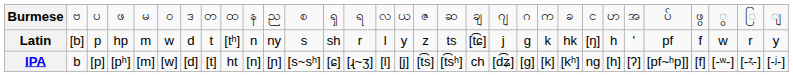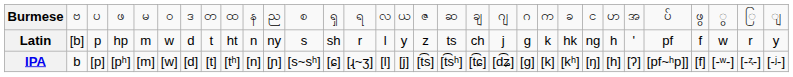(232, 40) [tʰ] -> (232, 40) ht
(478, 40) [t͡ɕ] -> (478, 40) ch
(593, 40) [ŋ] -> (593, 40) ng
(232, 61) ht -> (232, 61) [tʰ]
(478, 61) ch -> (478, 61) [t͡ɕ]
(593, 61) ng -> (593, 61) [ŋ]
